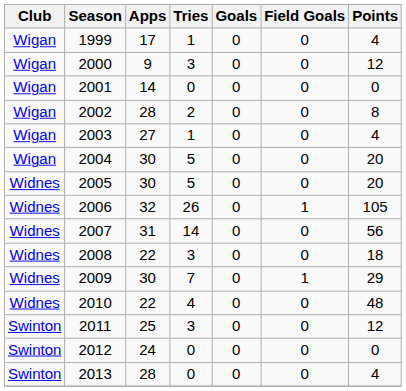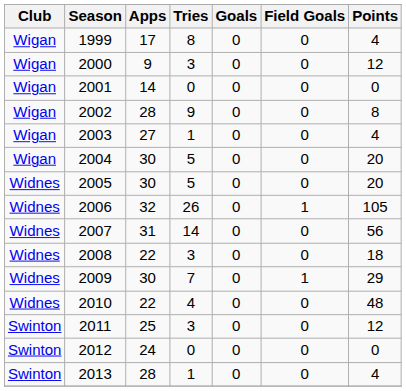(191, 40) 1 -> (191, 40) 8
(191, 111) 2 -> (191, 111) 9
(191, 374) 0 -> (191, 374) 1
